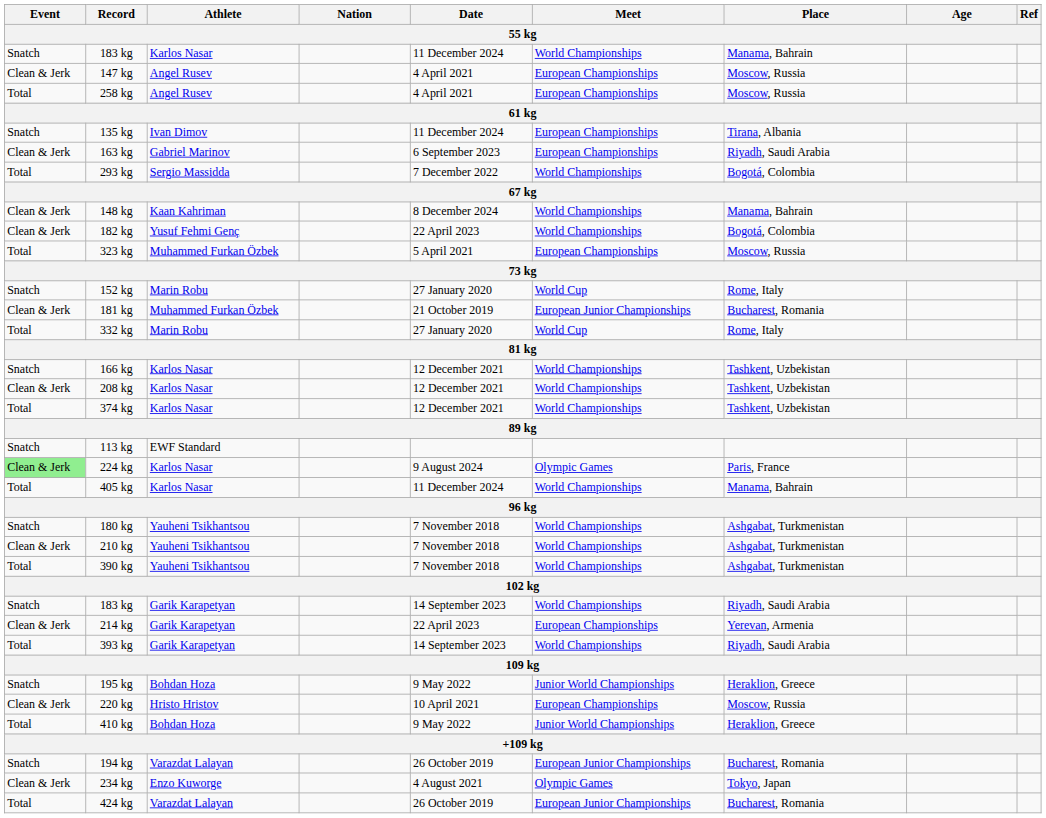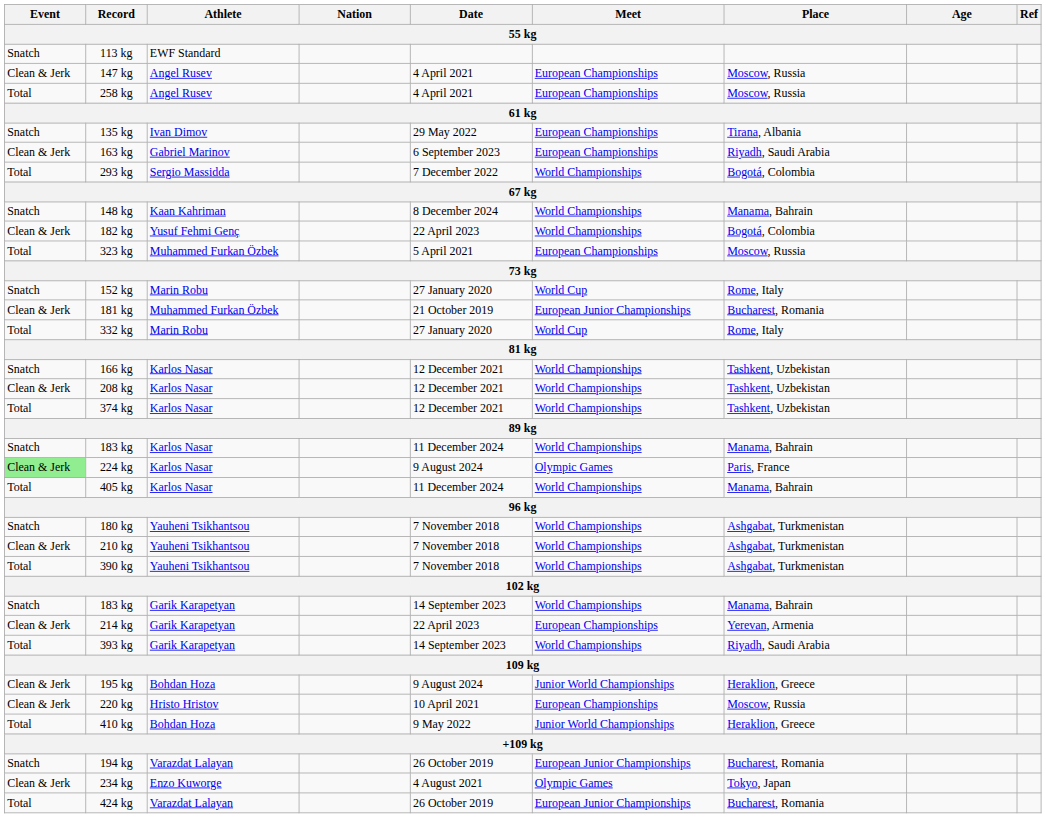rows swapped: (116, 448) <-> (116, 54)
(458, 133) 11 December 2024 -> (445, 133) 29 May 2022
(39, 211) Clean & Jerk -> (23, 211) Snatch
(778, 606) Riyadh, Saudi Arabia -> (770, 606) Manama, Bahrain
(23, 684) Snatch -> (39, 684) Clean & Jerk
(442, 684) 9 May 2022 -> (448, 684) 9 August 2024
